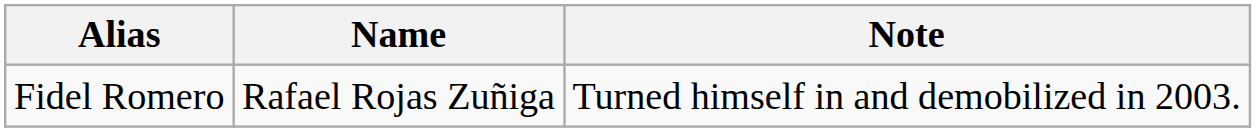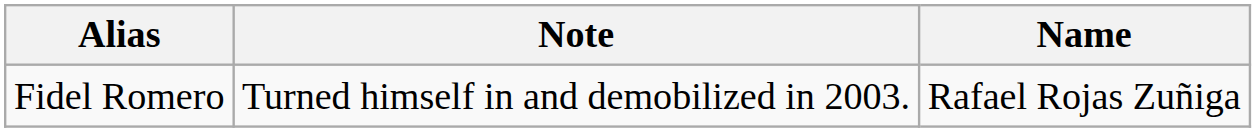columns swapped: (399, 34) <-> (907, 34)
